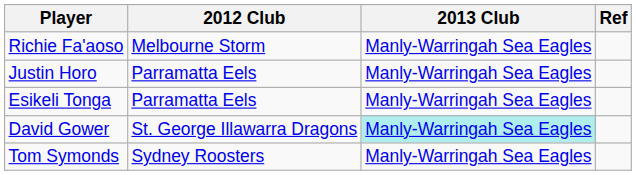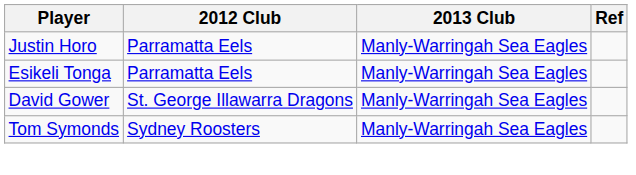- row: (66, 45)
(478, 128) paleturquoise background -> (474, 101) no background
